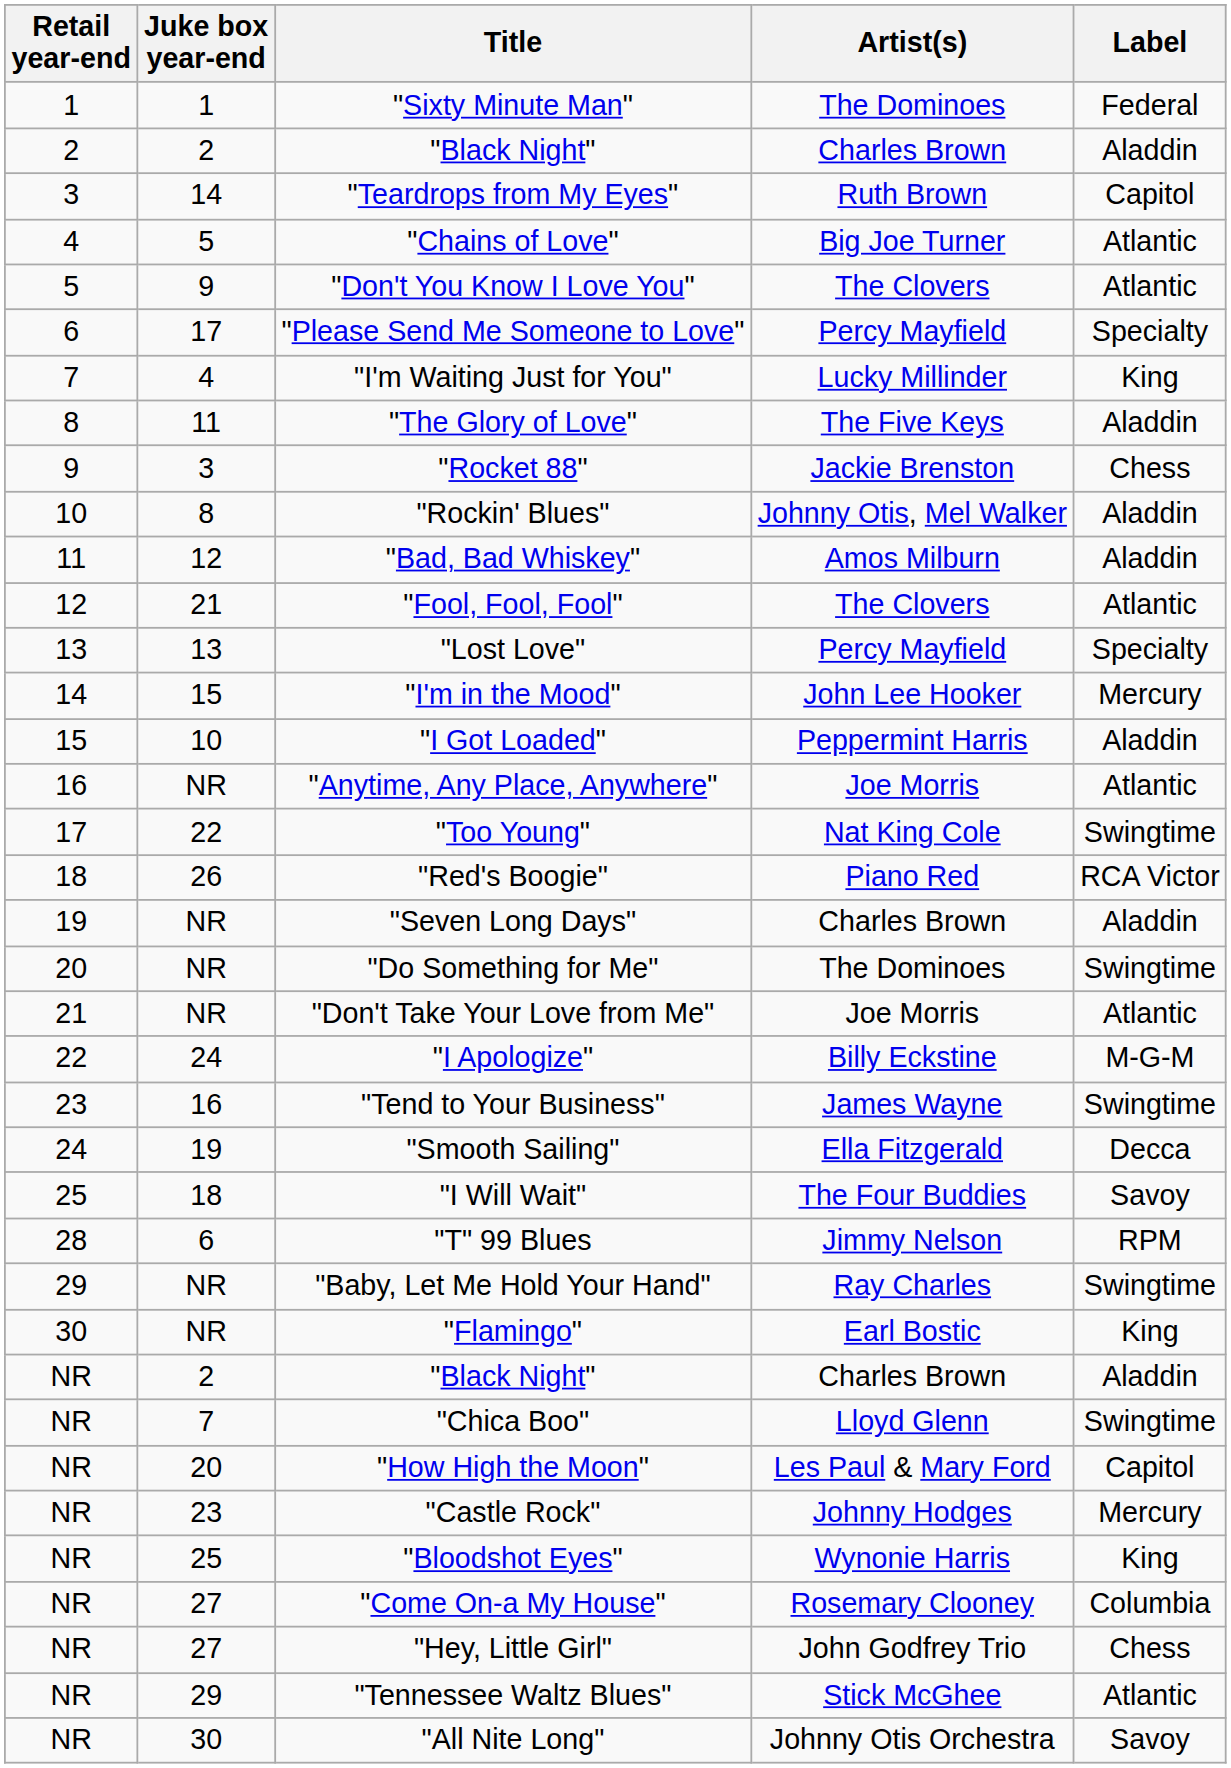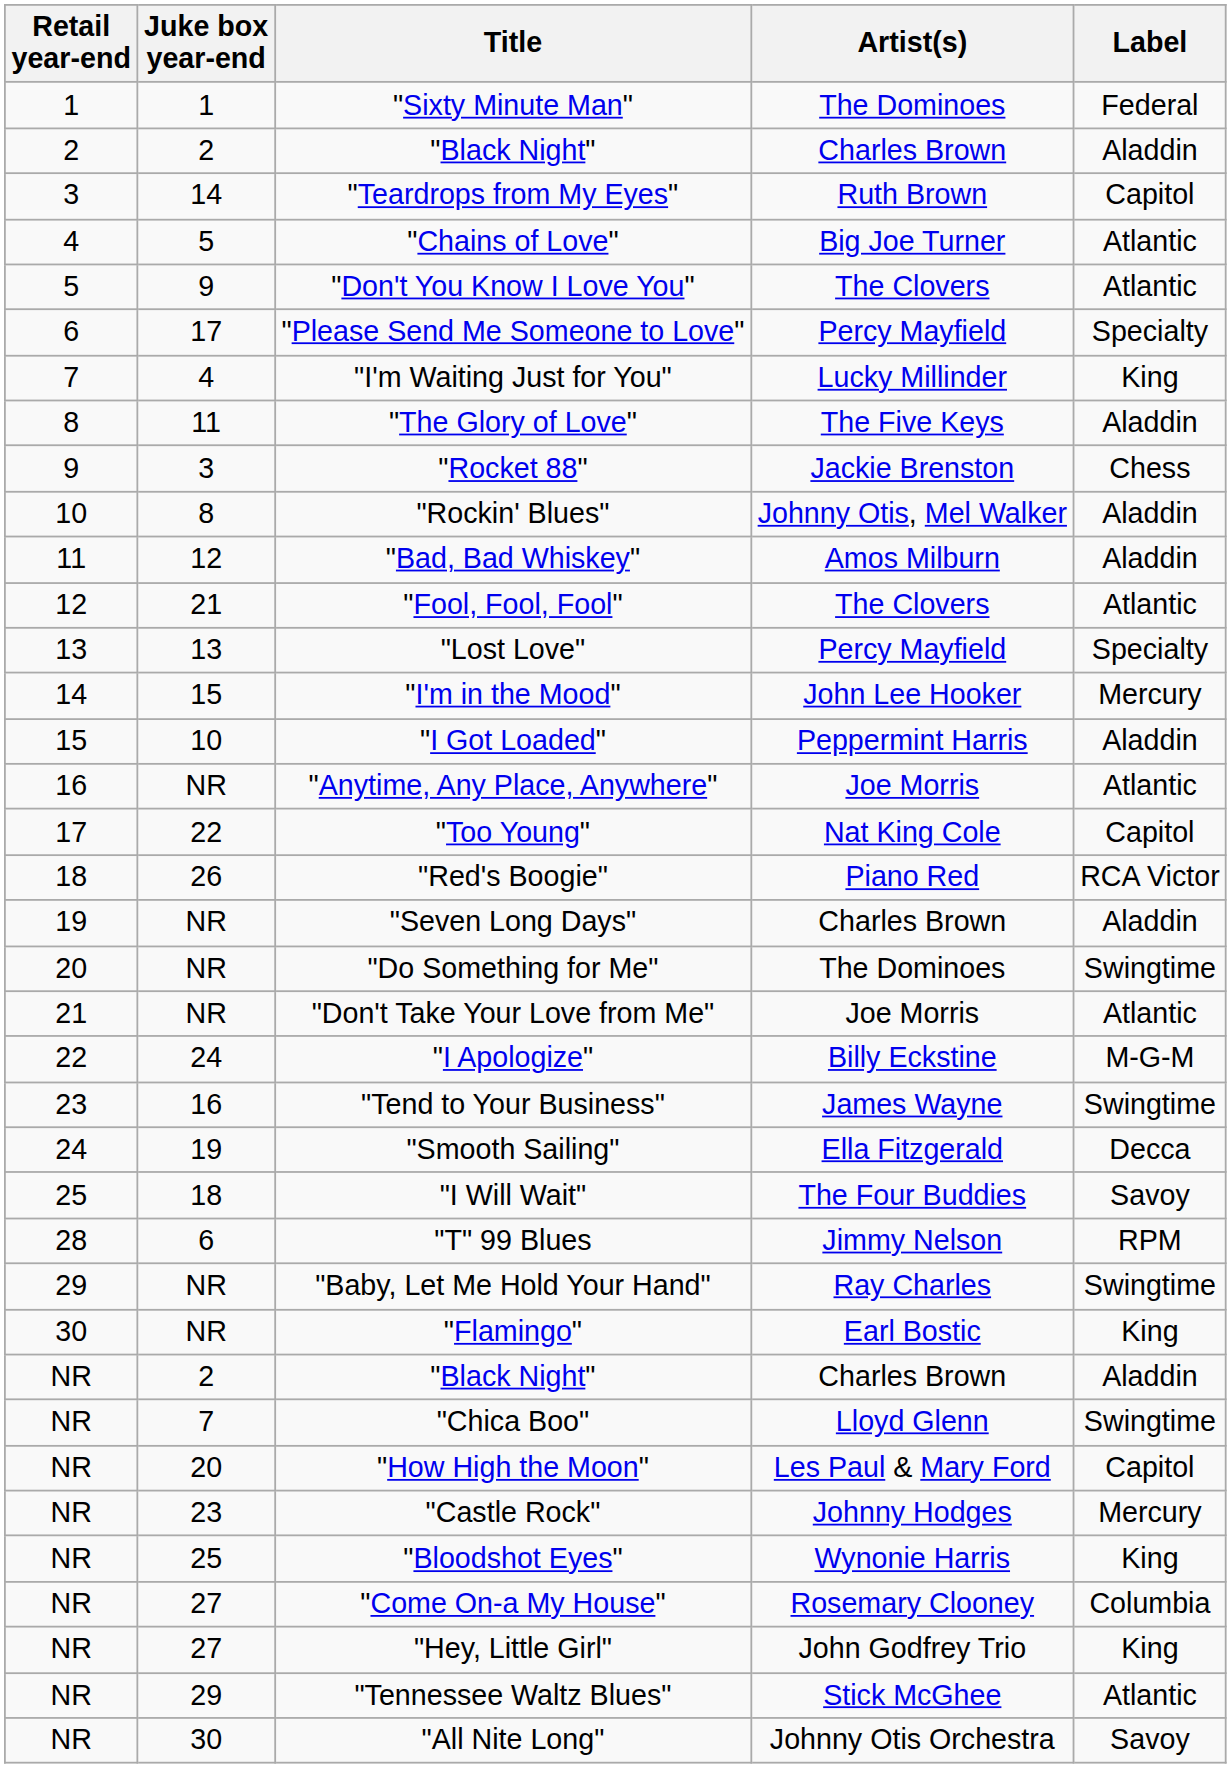(1150, 831) Swingtime -> (1150, 831) Capitol
(1150, 1649) Chess -> (1150, 1649) King
